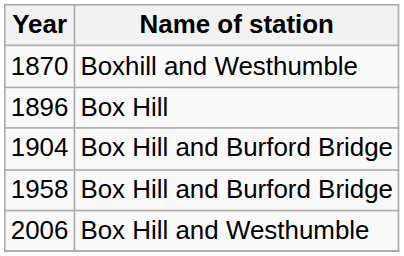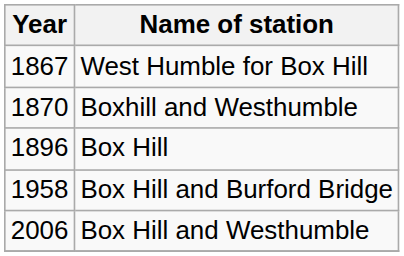+ row: (40, 66)
- row: (40, 148)
